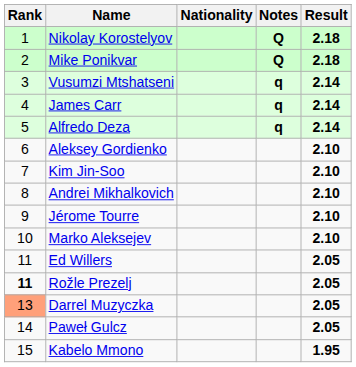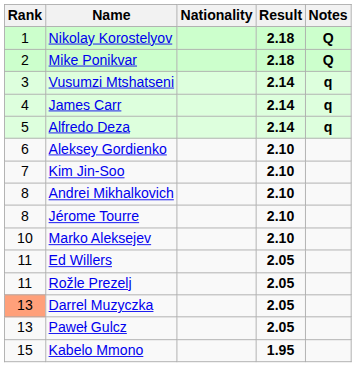columns swapped: (326, 15) <-> (279, 15)
(25, 216) 9 -> (25, 216) 8
(25, 283) bold -> (25, 283) normal
(25, 328) 14 -> (25, 328) 13
